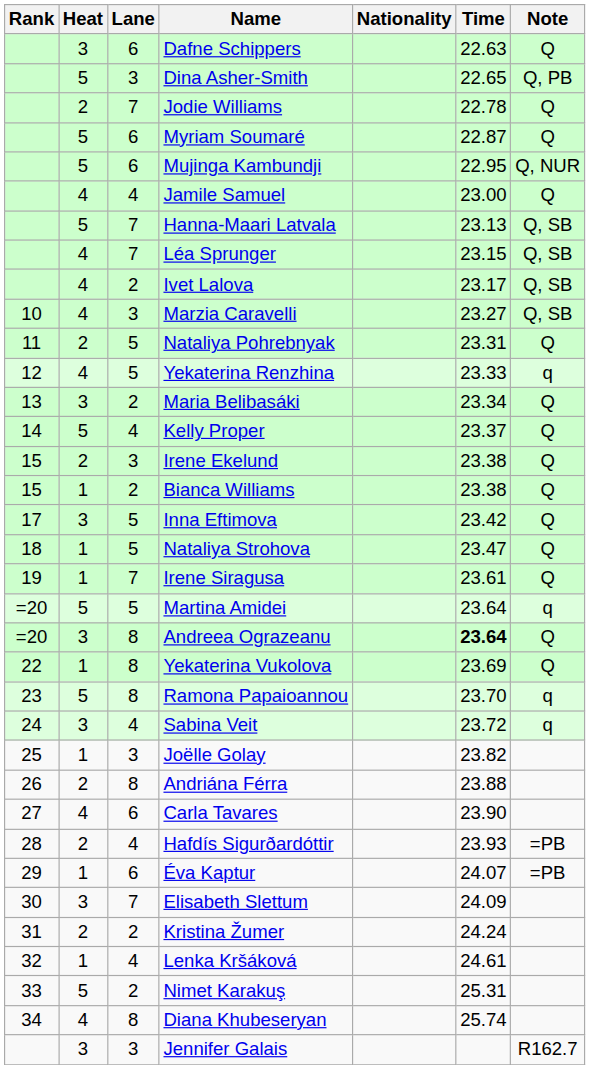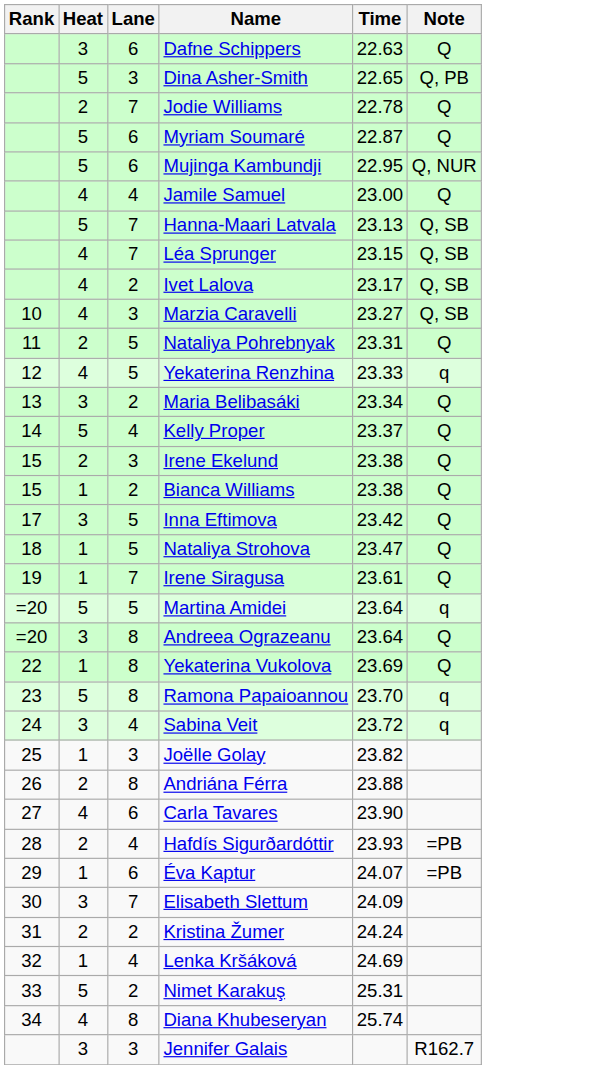- column: (404, 19)
(483, 637) bold -> (380, 637) normal
(483, 961) 24.61 -> (380, 961) 24.69
